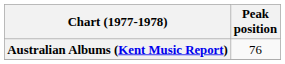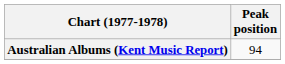(255, 49) 76 -> (255, 49) 94
